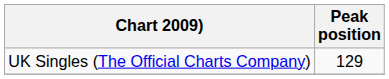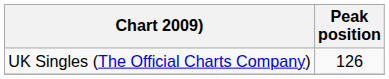(349, 61) 129 -> (349, 61) 126
